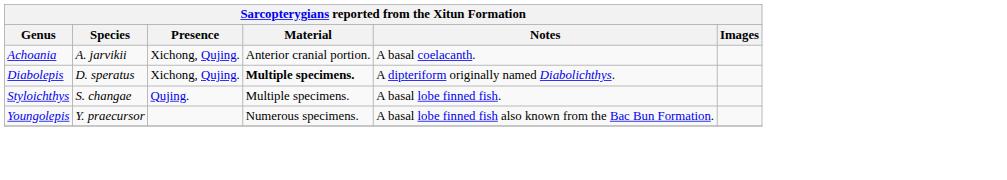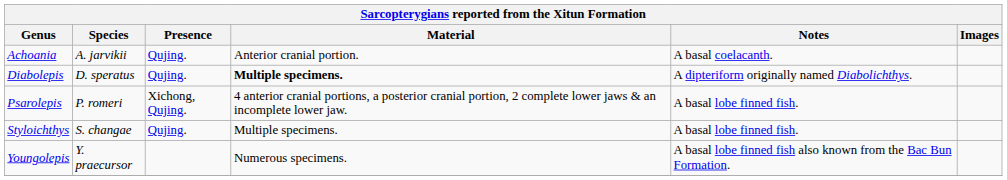(195, 55) Xichong, Qujing. -> (167, 55) Qujing.
(195, 75) Xichong, Qujing. -> (167, 75) Qujing.
+ row: (34, 103)
